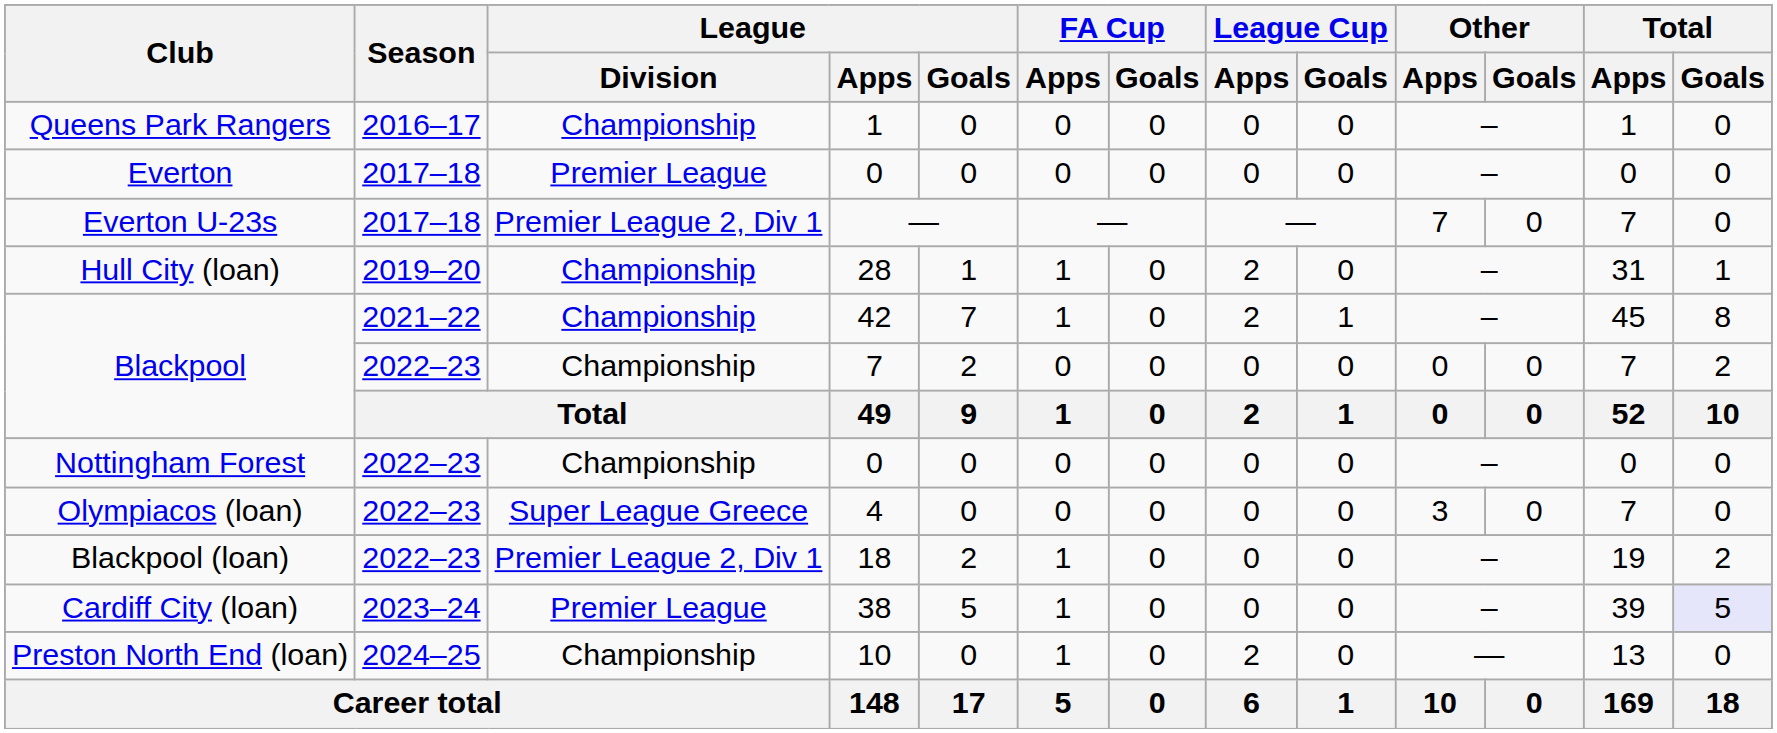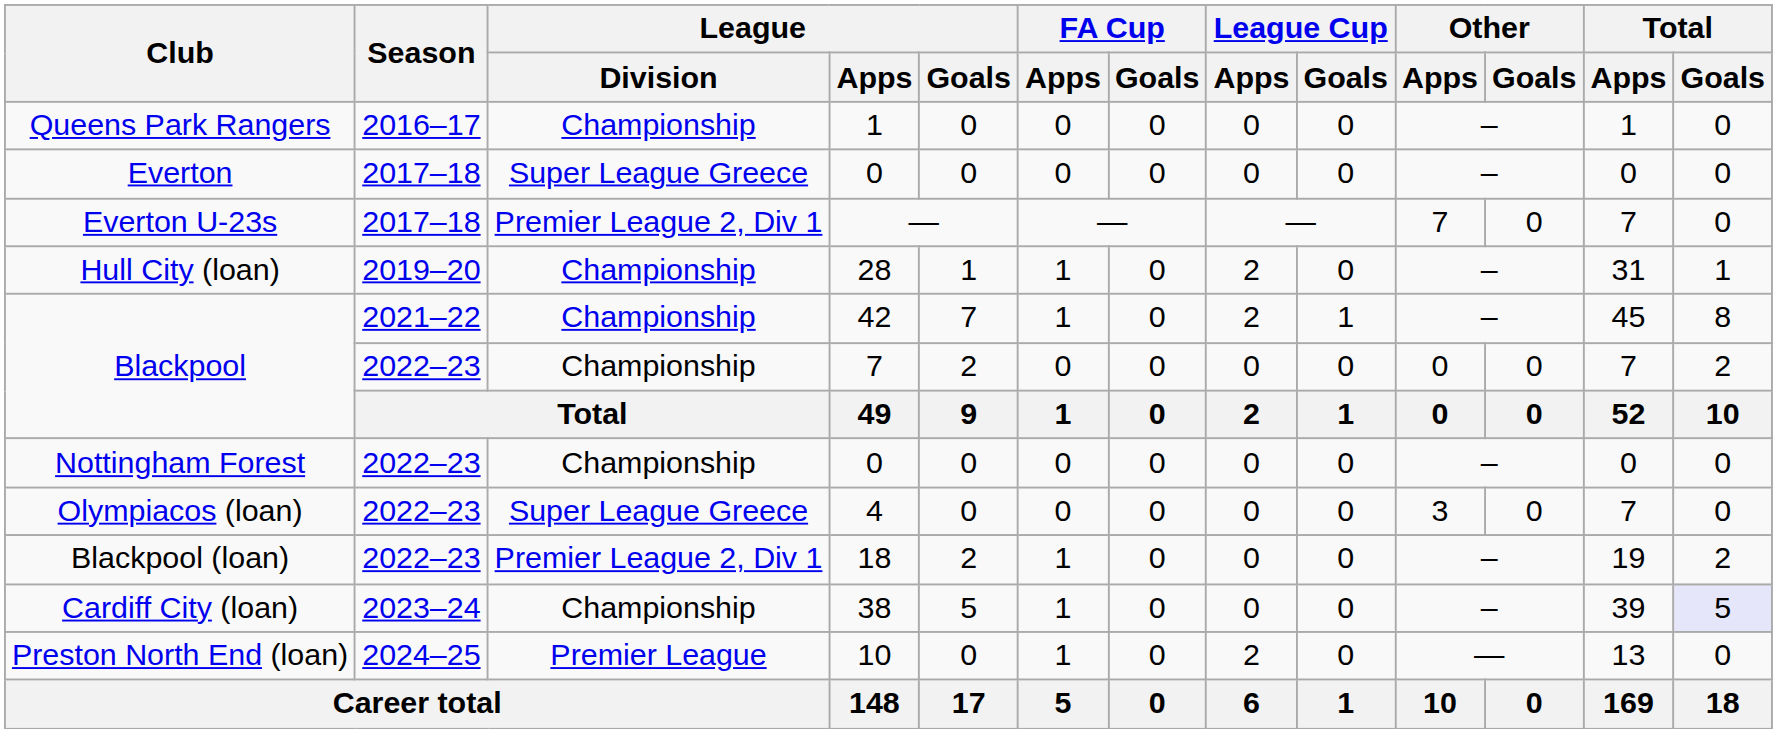(659, 173) Premier League -> (659, 173) Super League Greece
(659, 607) Premier League -> (659, 607) Championship
(659, 655) Championship -> (659, 655) Premier League
